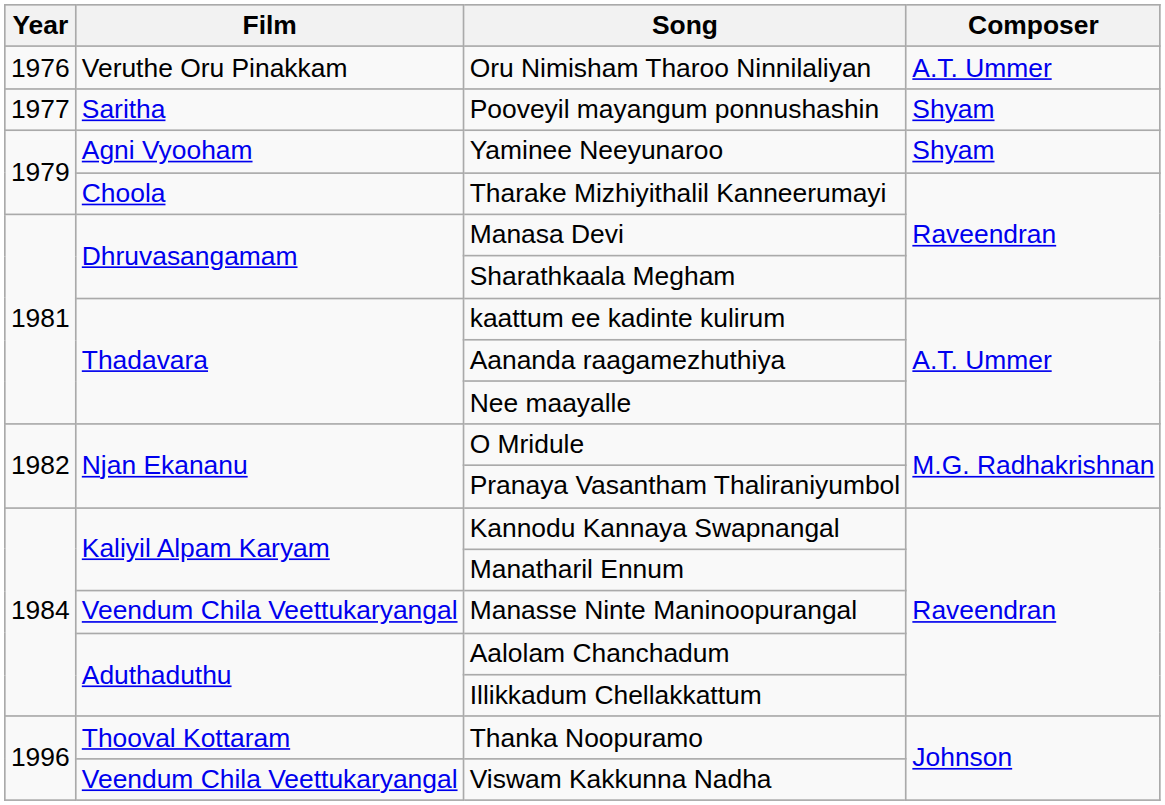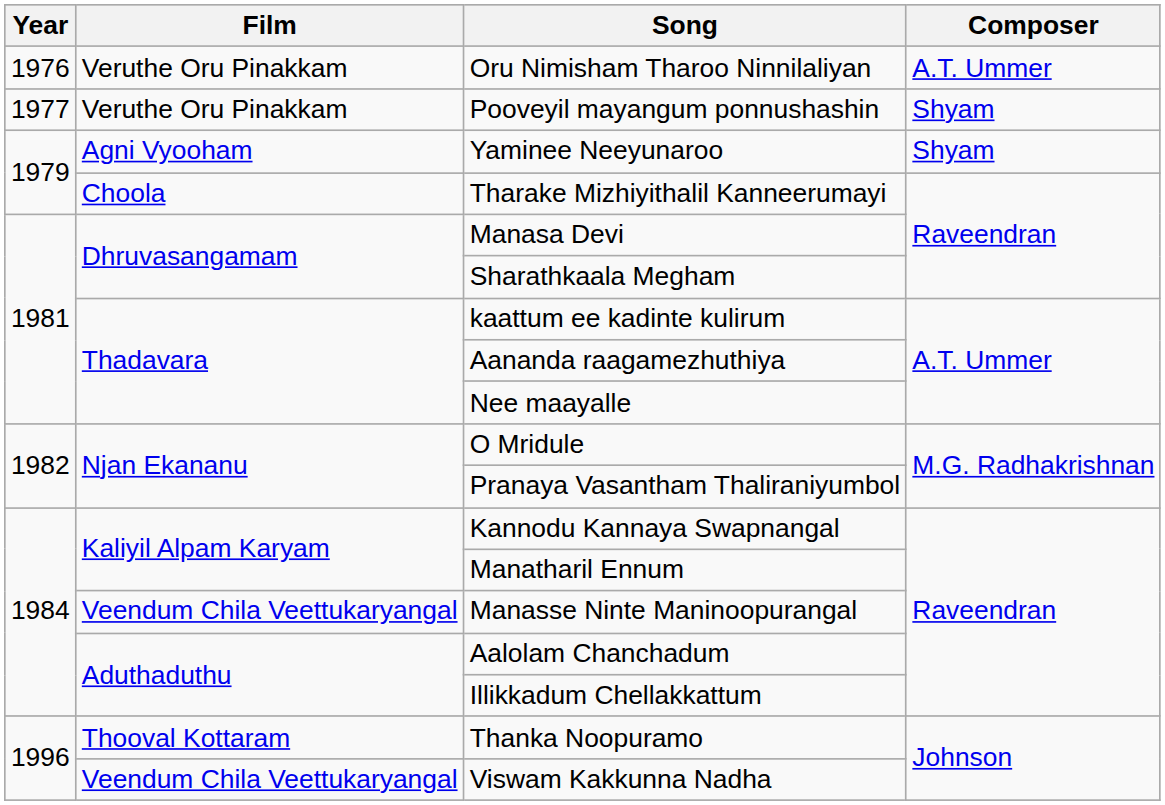(124, 109) Saritha -> (215, 109) Veruthe Oru Pinakkam
